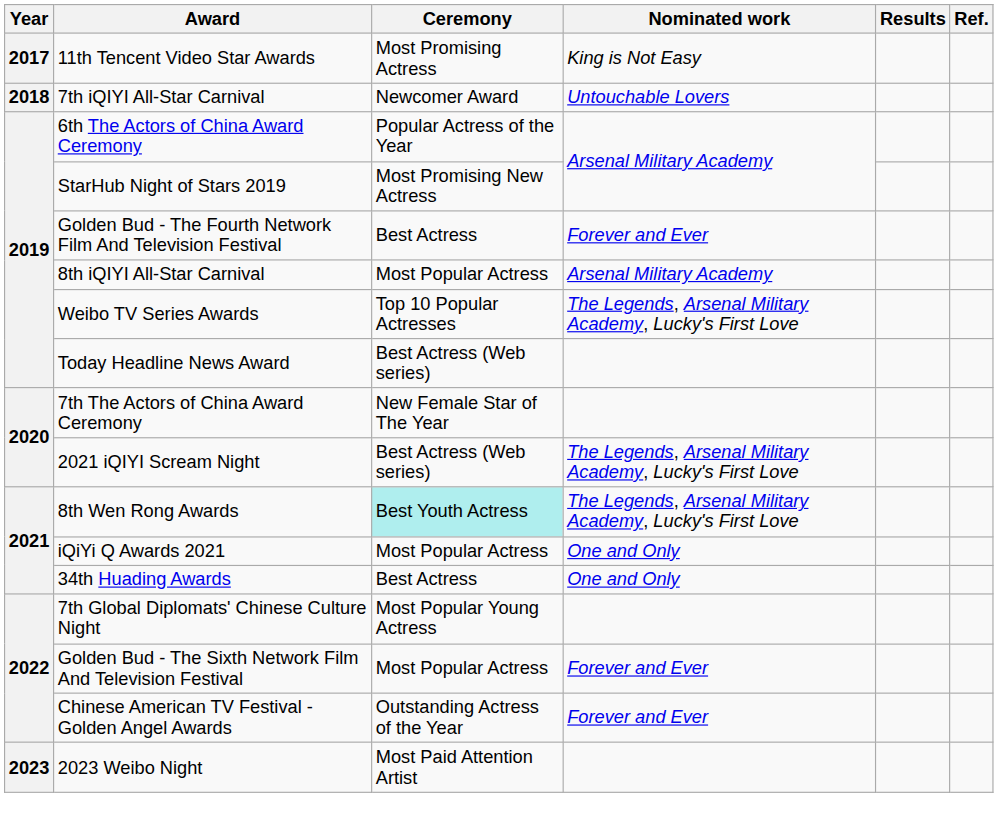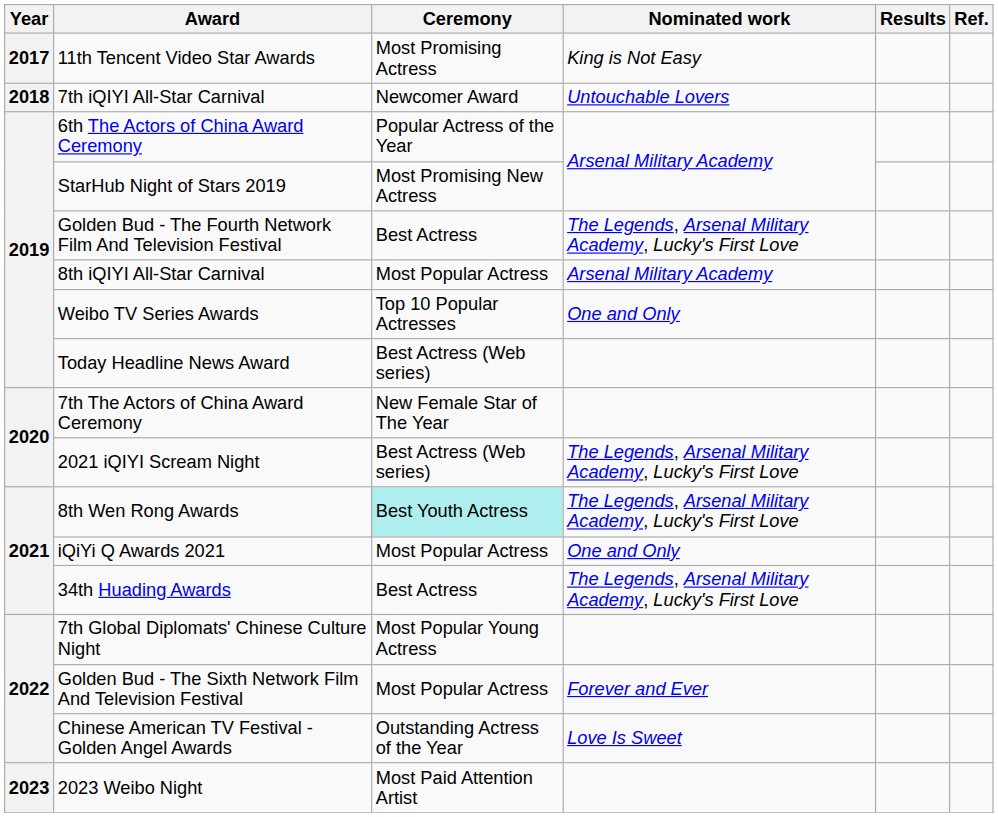(638, 235) Forever and Ever -> (688, 235) The Legends, Arsenal Military Academy, Lucky's First Love
(688, 313) The Legends, Arsenal Military Academy, Lucky's First Love -> (623, 313) One and Only
(623, 579) One and Only -> (688, 589) The Legends, Arsenal Military Academy, Lucky's First Love
(638, 717) Forever and Ever -> (624, 738) Love Is Sweet
